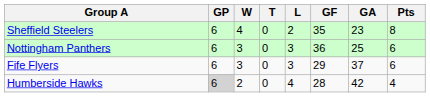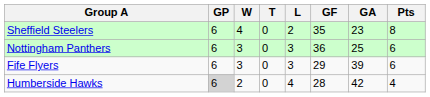(357, 65) 37 -> (357, 65) 39
